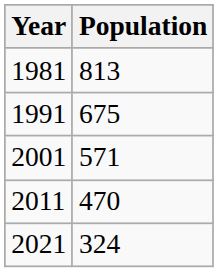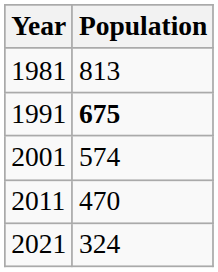(100, 113) normal -> (100, 113) bold
(100, 157) 571 -> (100, 157) 574
